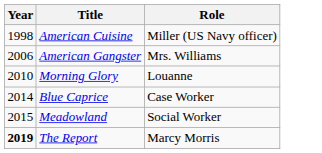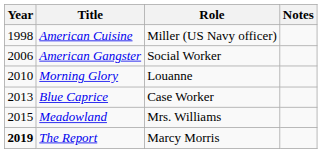+ column: (298, 14)
(184, 55) Mrs. Williams -> (184, 55) Social Worker
(20, 96) 2014 -> (20, 96) 2013
(184, 117) Social Worker -> (184, 117) Mrs. Williams
